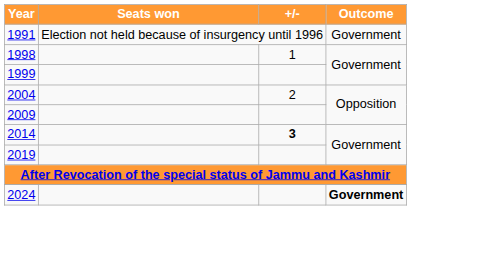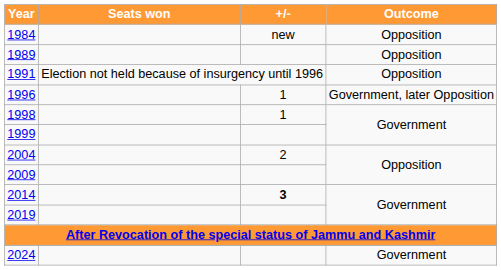+ row: (21, 34)
+ row: (21, 54)
(366, 34) Government -> (411, 74) Opposition
+ row: (21, 94)
(366, 194) bold -> (411, 255) normal
